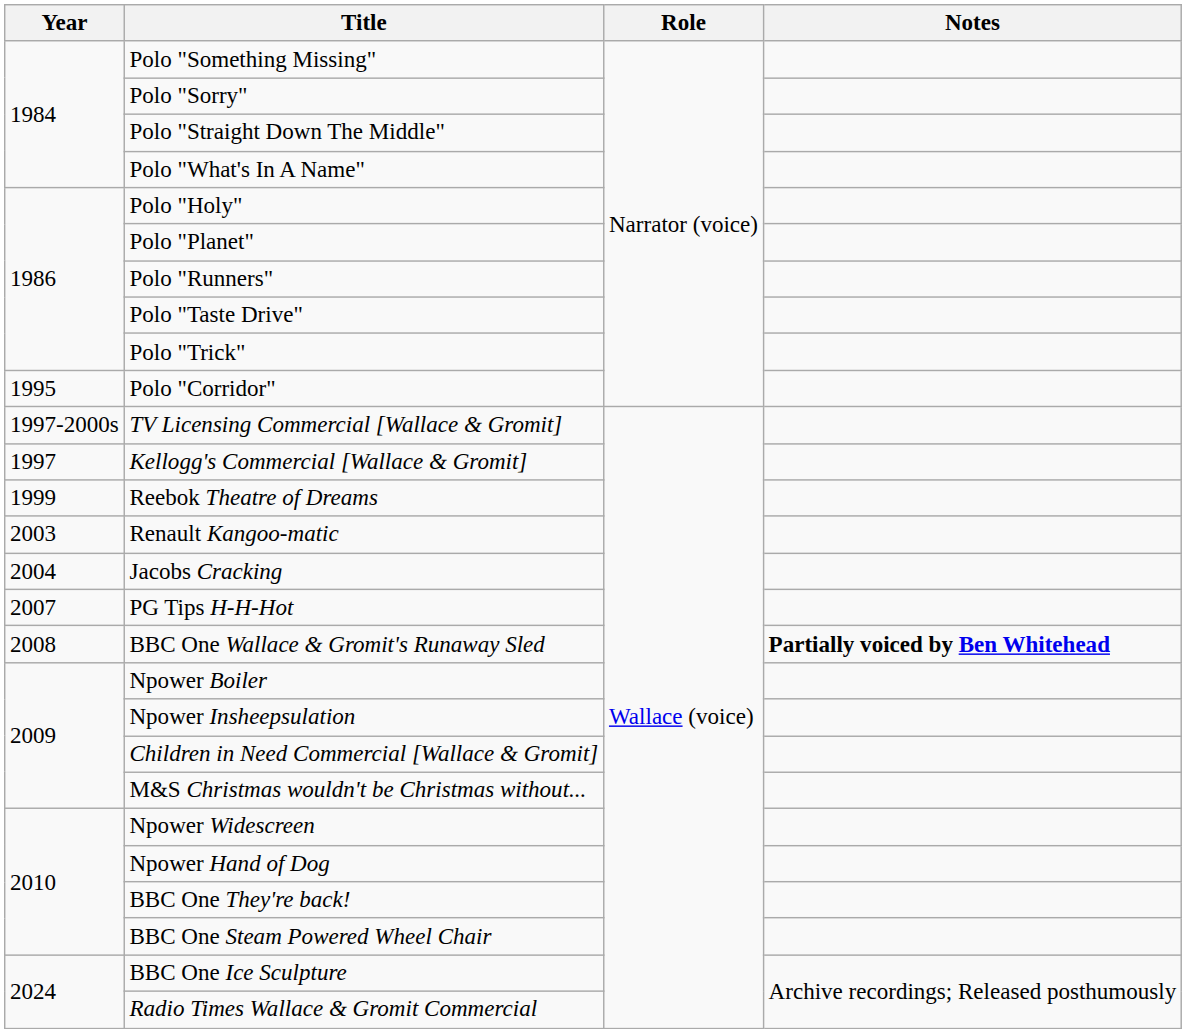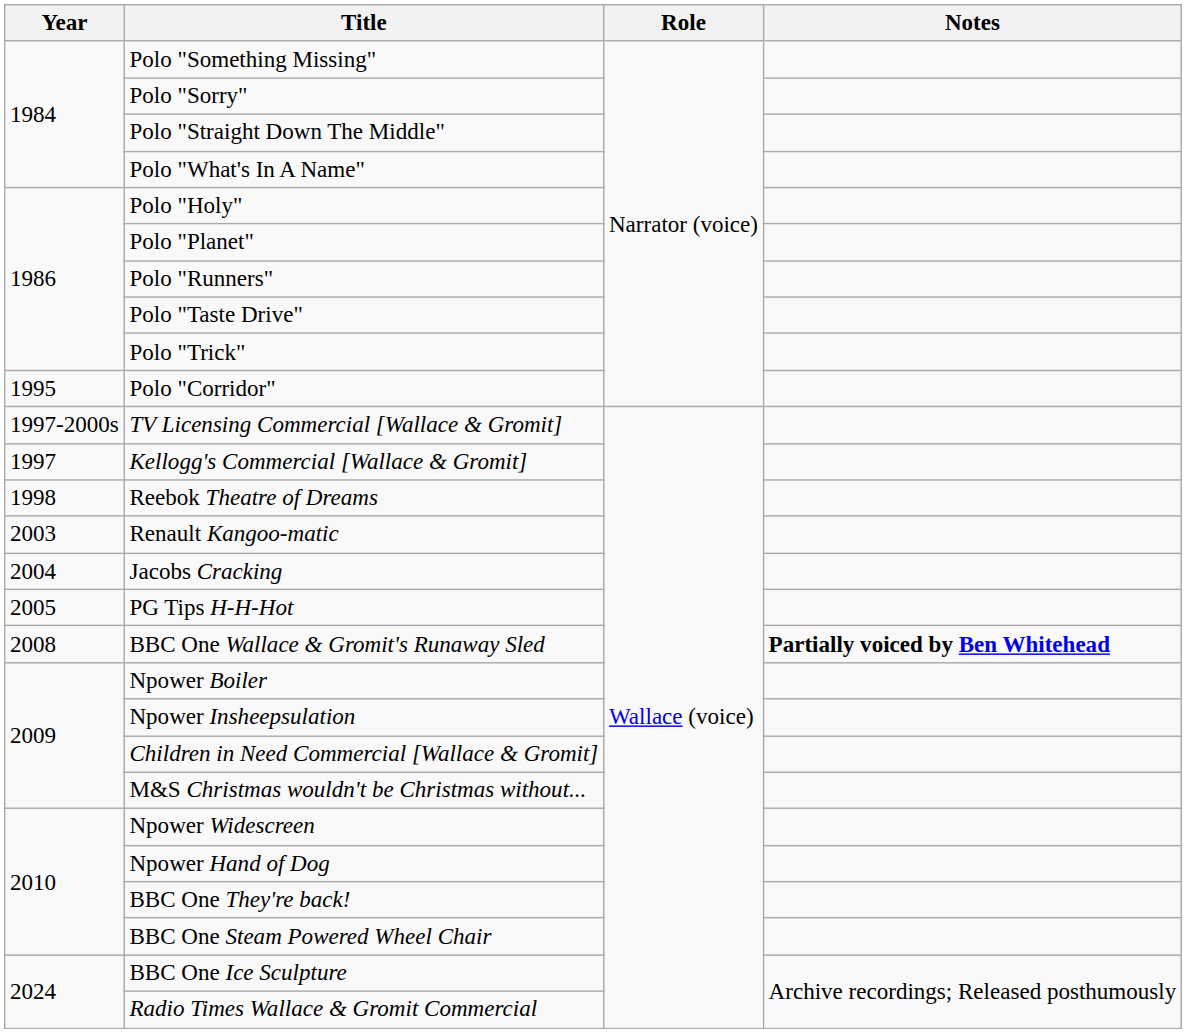(33, 497) 1999 -> (33, 497) 1998
(33, 607) 2007 -> (33, 607) 2005
